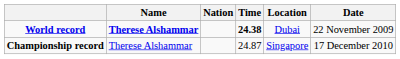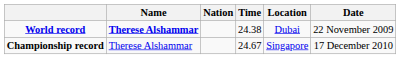(250, 29) bold -> (250, 29) normal
(250, 45) 24.87 -> (250, 45) 24.67
